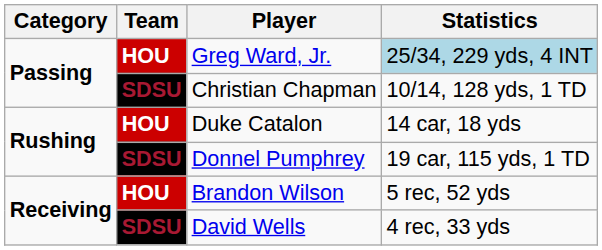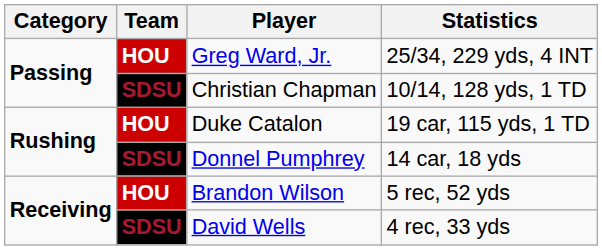(490, 55) lightblue background -> (490, 55) no background
(454, 124) 14 car, 18 yds -> (488, 124) 19 car, 115 yds, 1 TD
(488, 158) 19 car, 115 yds, 1 TD -> (454, 158) 14 car, 18 yds
